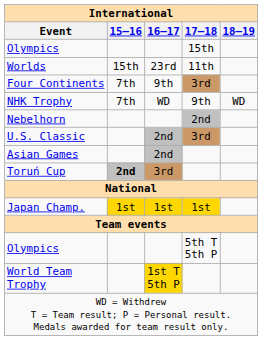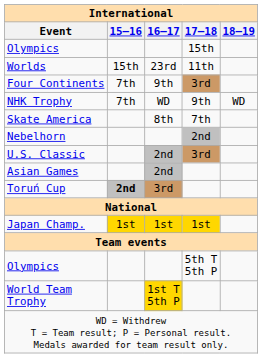+ row: (49, 119)
